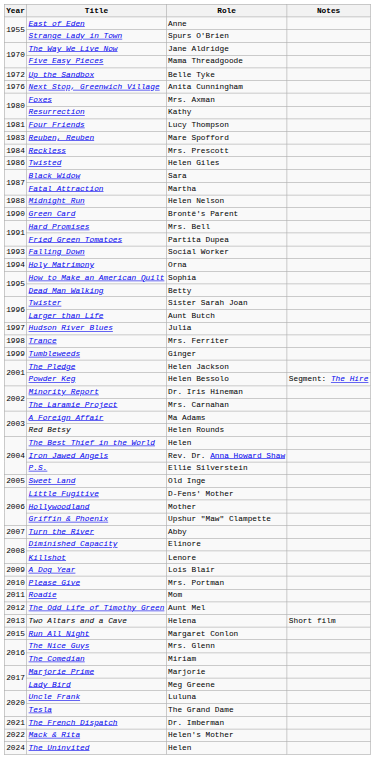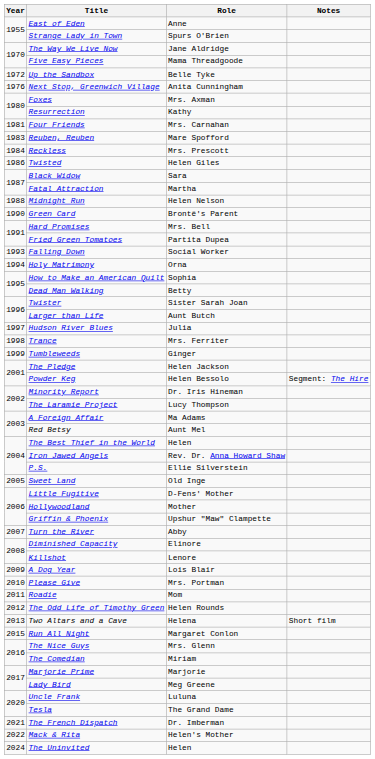(198, 125) Lucy Thompson -> (198, 125) Mrs. Carnahan
(198, 405) Mrs. Carnahan -> (198, 405) Lucy Thompson
(196, 430) Helen Rounds -> (187, 430) Aunt Mel
(187, 608) Aunt Mel -> (196, 608) Helen Rounds
